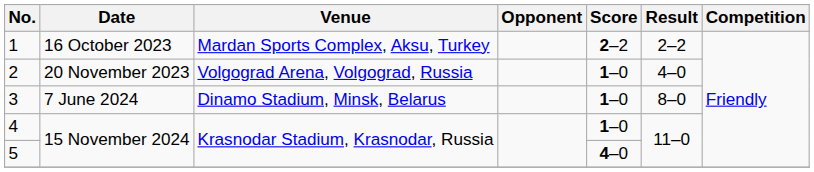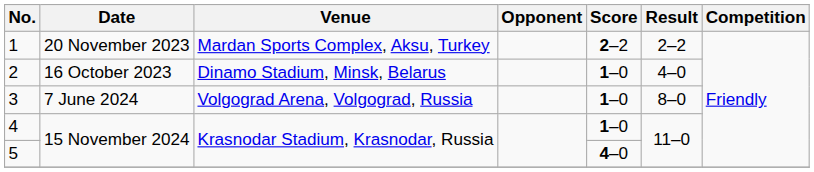(108, 45) 16 October 2023 -> (117, 45) 20 November 2023
(117, 72) 20 November 2023 -> (108, 72) 16 October 2023
(335, 72) Volgograd Arena, Volgograd, Russia -> (322, 72) Dinamo Stadium, Minsk, Belarus
(322, 99) Dinamo Stadium, Minsk, Belarus -> (335, 99) Volgograd Arena, Volgograd, Russia
